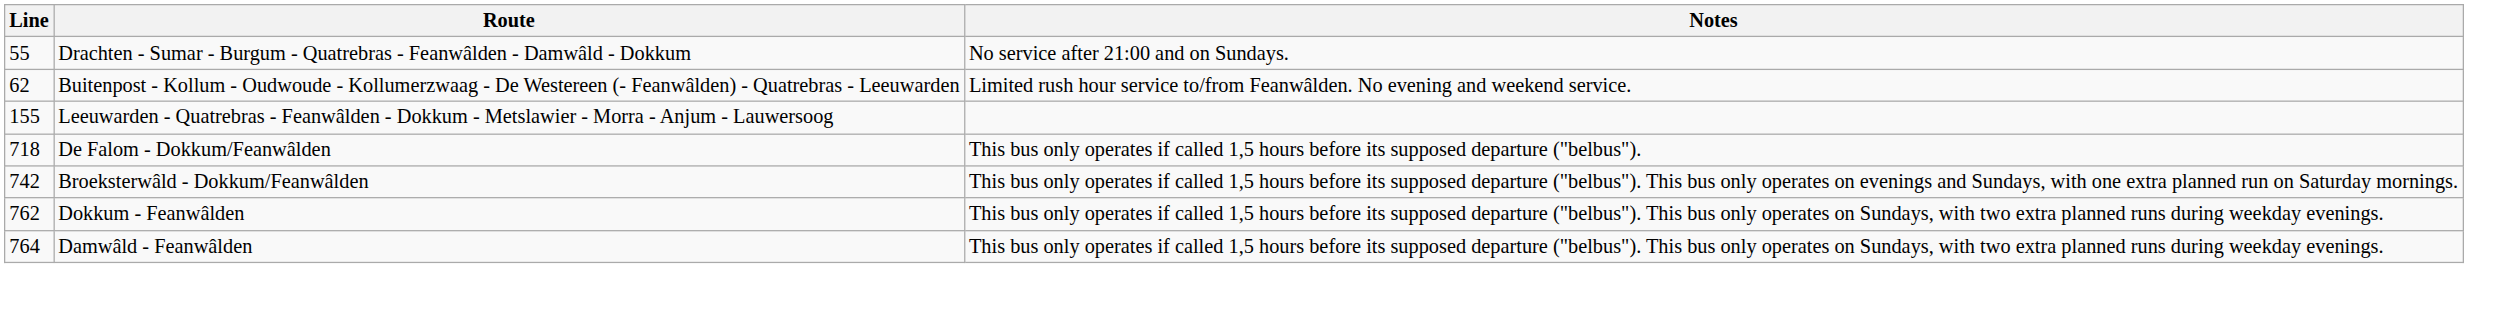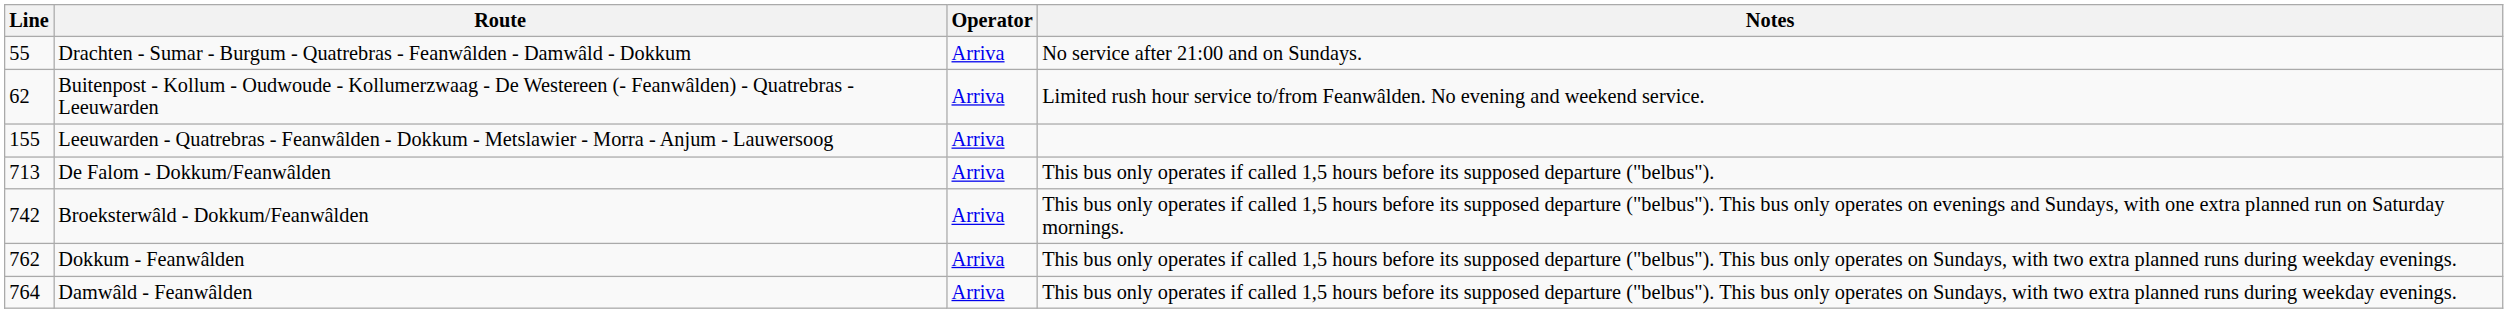+ column: (992, 20)
(25, 149) 718 -> (25, 172) 713
